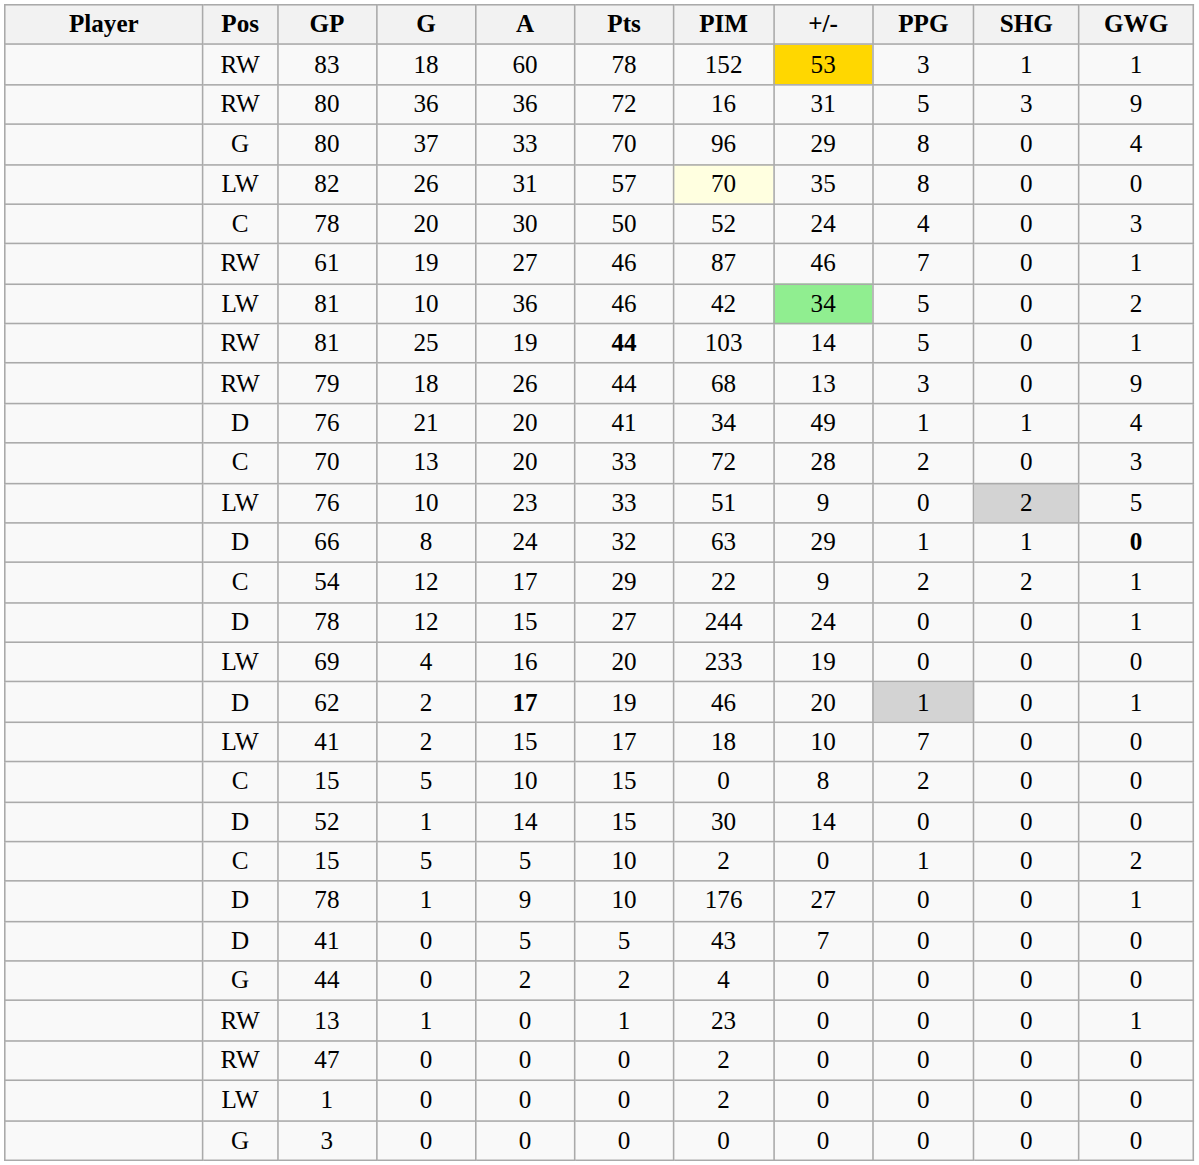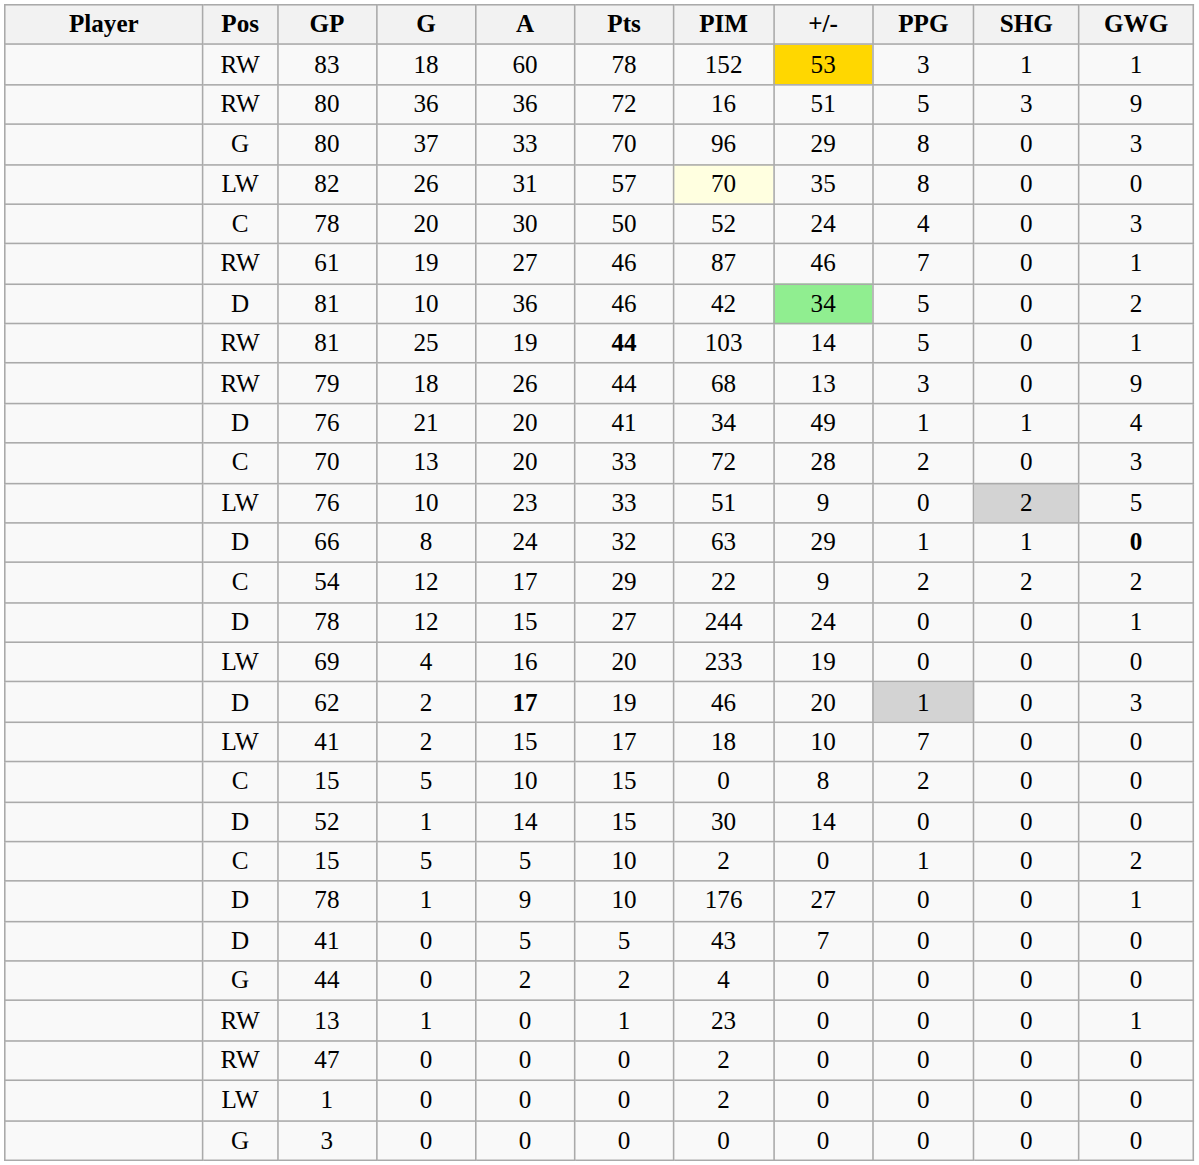(823, 104) 31 -> (823, 104) 51
(1136, 143) 4 -> (1136, 143) 3
(240, 303) LW -> (240, 303) D
(1136, 582) 1 -> (1136, 582) 2
(1136, 701) 1 -> (1136, 701) 3
